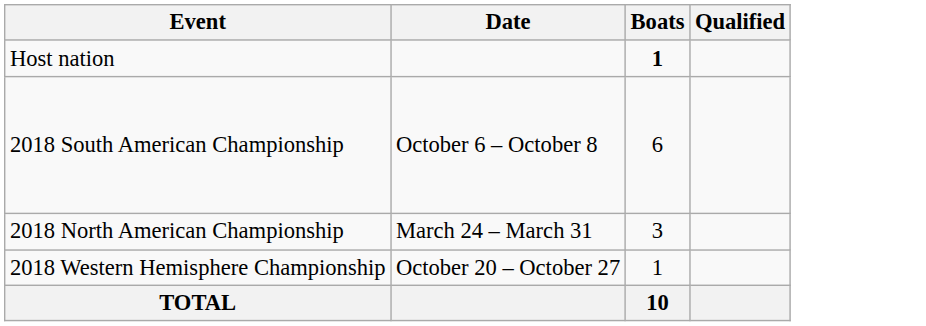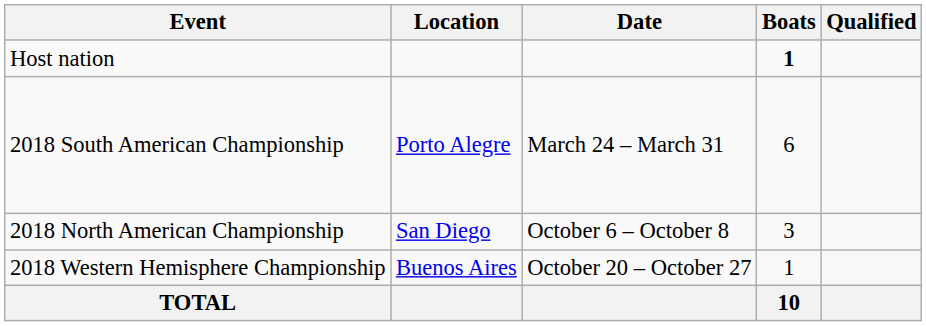+ column: (456, 22)
(497, 144) October 6 – October 8 -> (626, 144) March 24 – March 31
(494, 231) March 24 – March 31 -> (628, 231) October 6 – October 8
